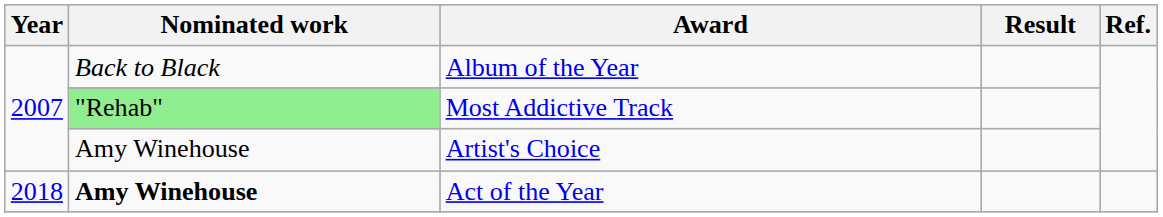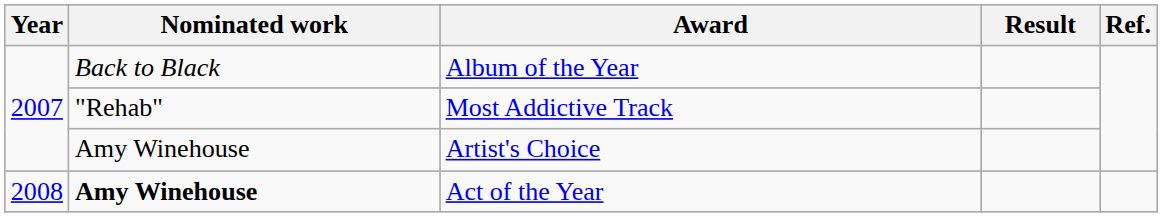(119, 107) lightgreen background -> (119, 107) no background
(37, 190) 2018 -> (37, 190) 2008
